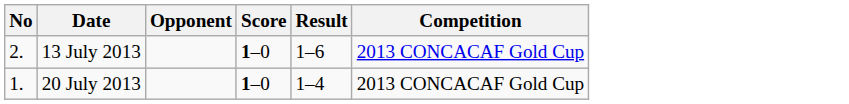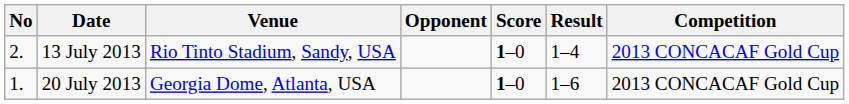+ column: (273, 19)
(310, 51) 1–6 -> (565, 51) 1–4
(310, 83) 1–4 -> (565, 83) 1–6
